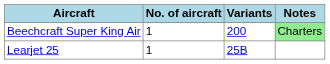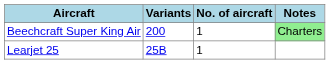columns swapped: (184, 13) <-> (250, 13)
